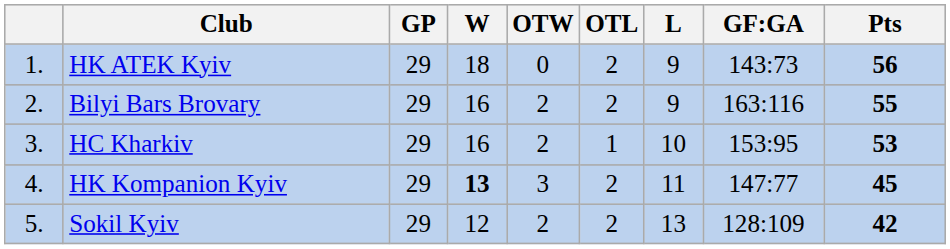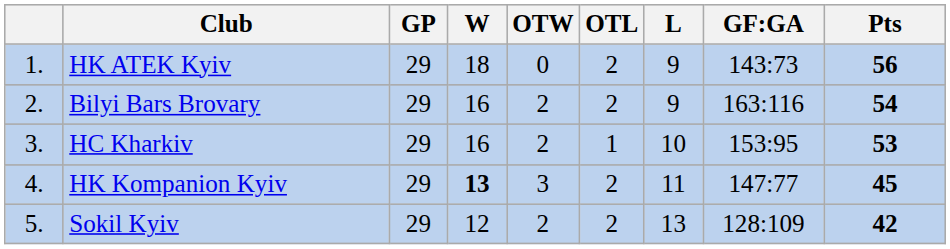(885, 104) 55 -> (885, 104) 54
